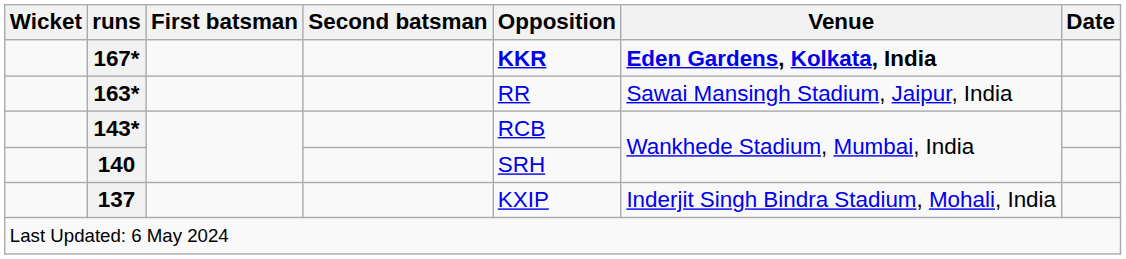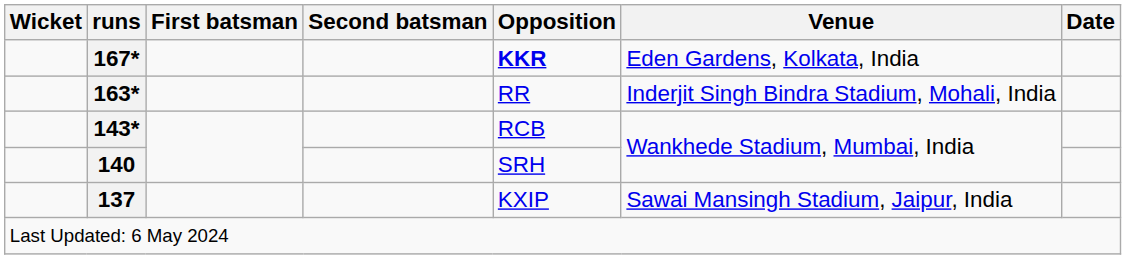(781, 57) bold -> (773, 57) normal
(819, 93) Sawai Mansingh Stadium, Jaipur, India -> (841, 93) Inderjit Singh Bindra Stadium, Mohali, India
(841, 199) Inderjit Singh Bindra Stadium, Mohali, India -> (819, 199) Sawai Mansingh Stadium, Jaipur, India
